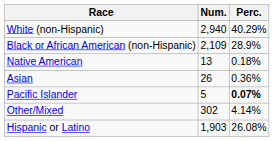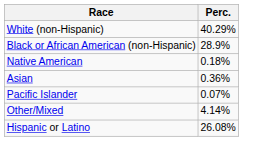- column: (214, 12)
(246, 95) bold -> (215, 95) normal
